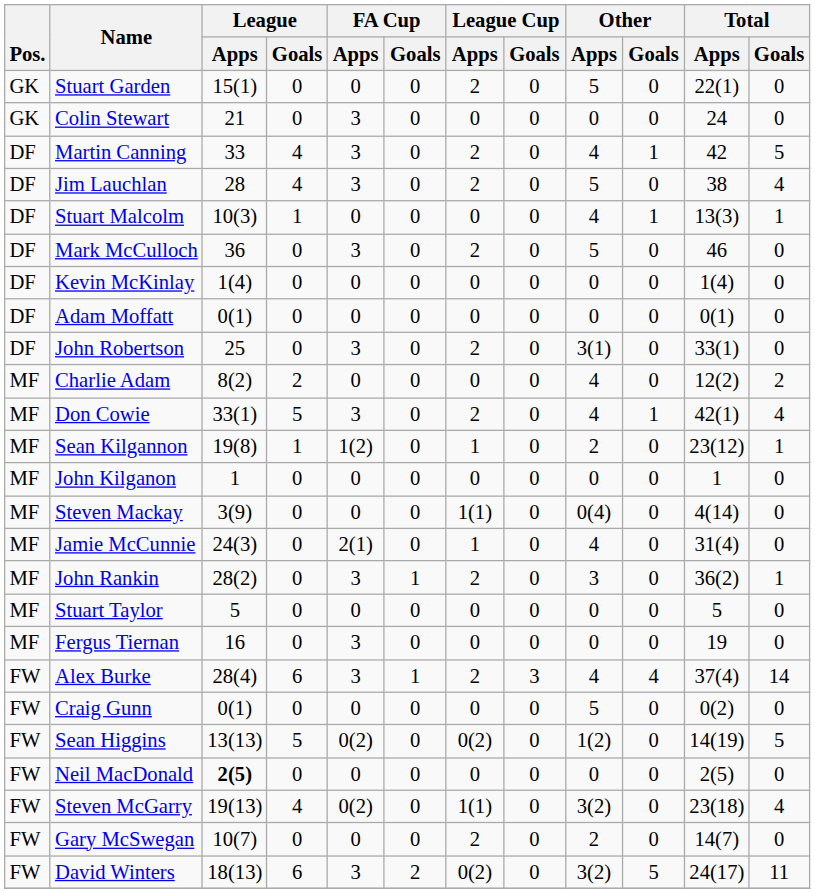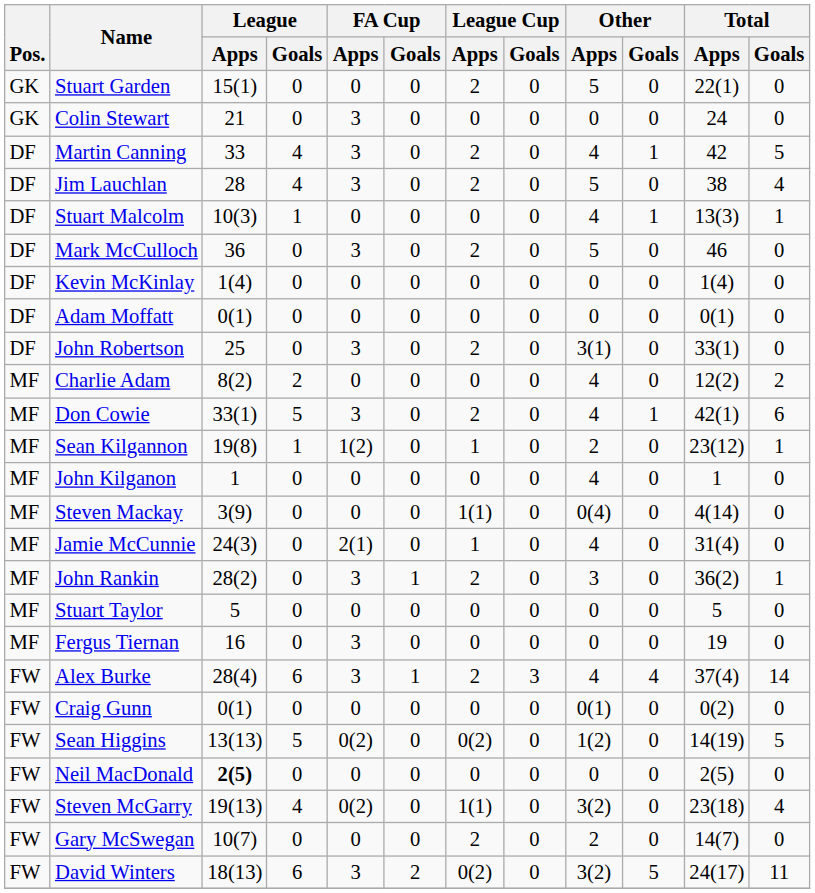(779, 413) 4 -> (779, 413) 6
(594, 479) 0 -> (594, 479) 4
(594, 708) 5 -> (594, 708) 0(1)
